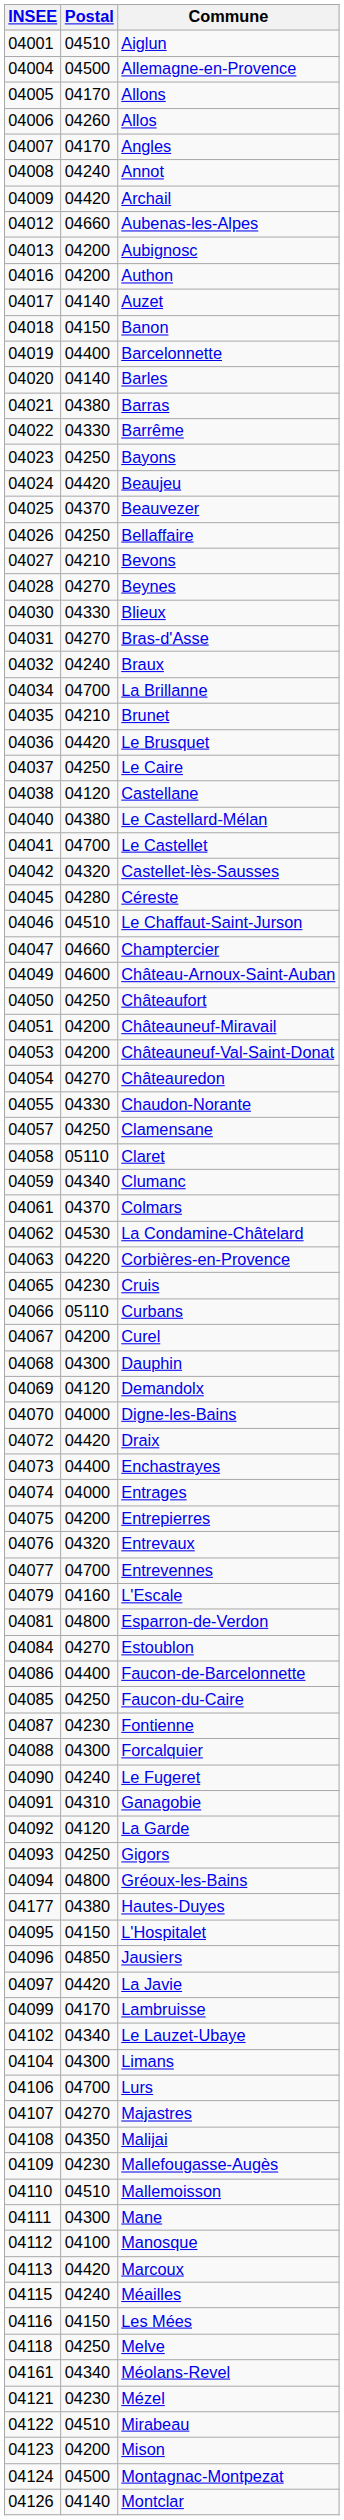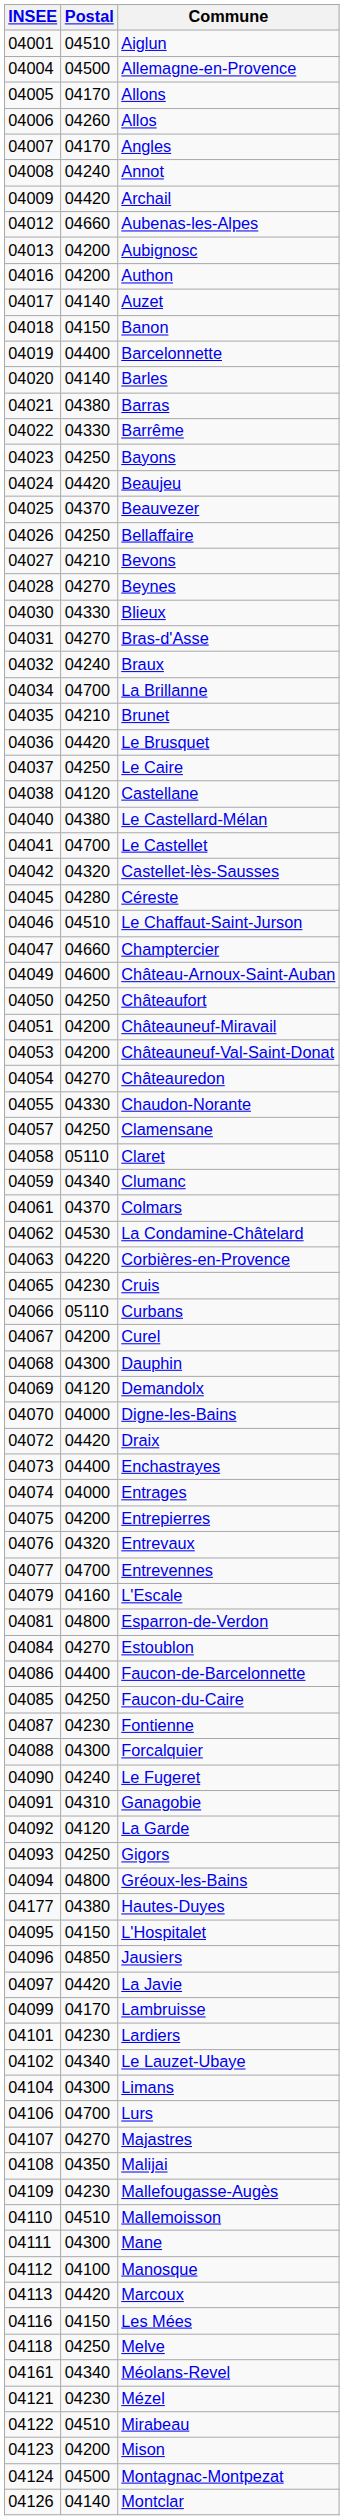+ row: (151, 2036)
- row: (151, 2295)
